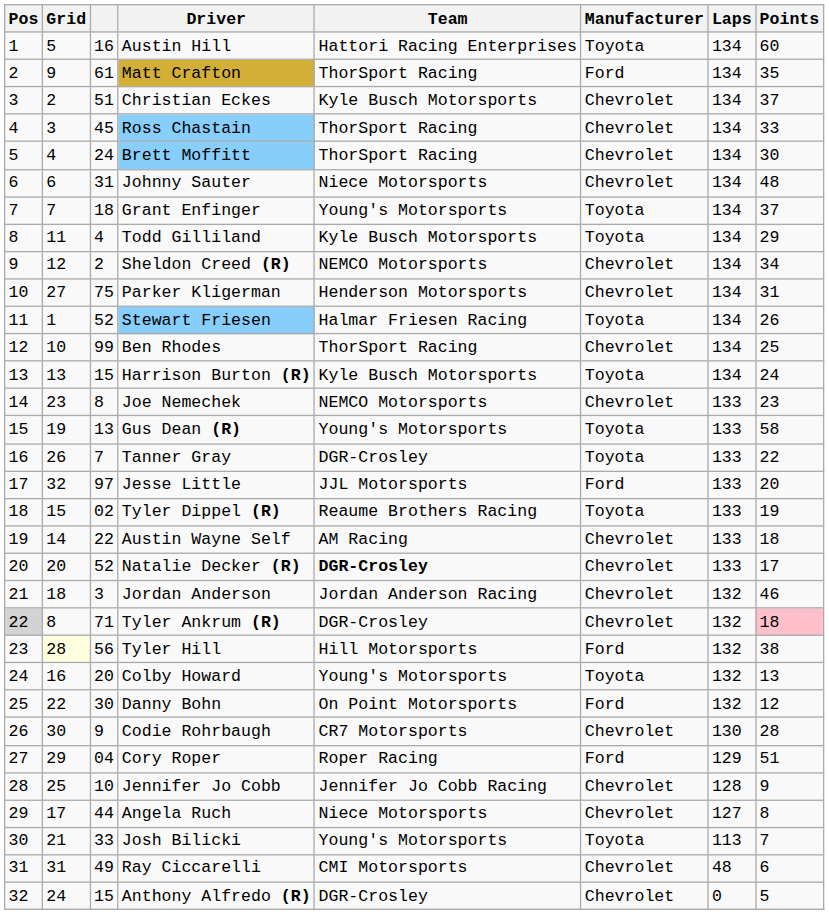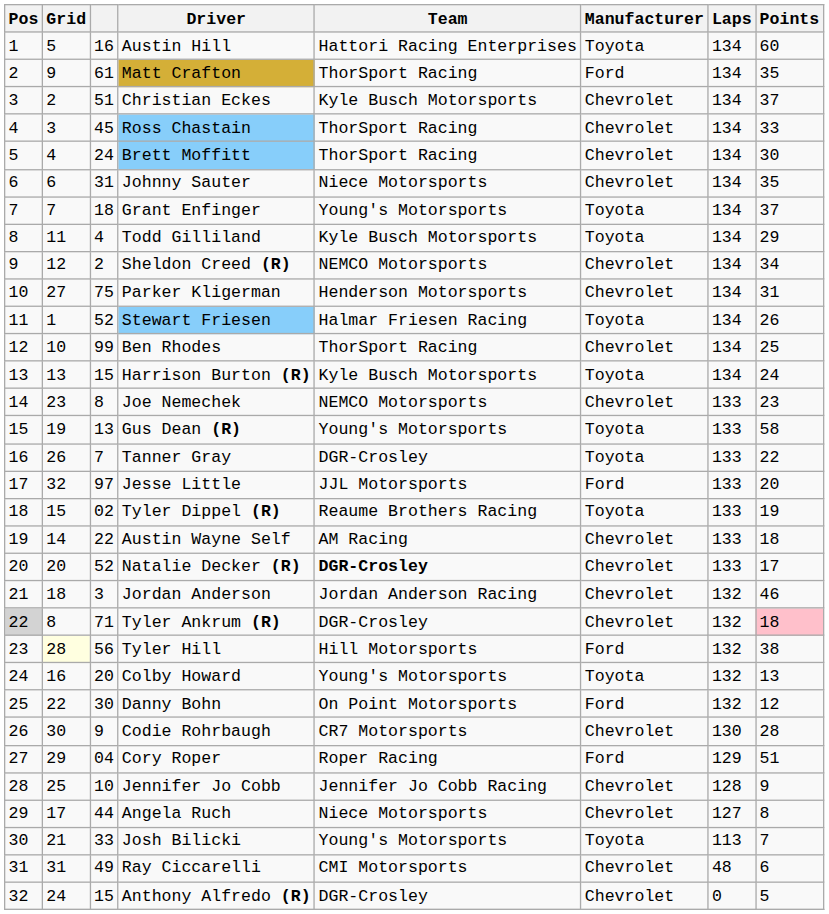(770, 183) 48 -> (770, 183) 35
